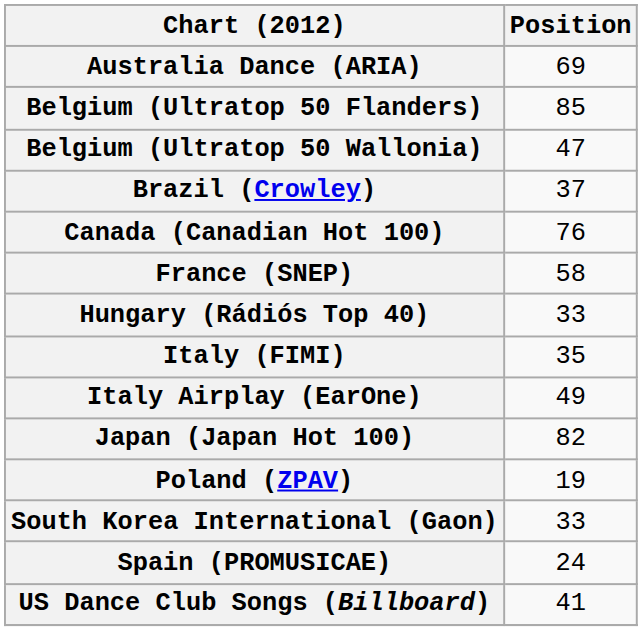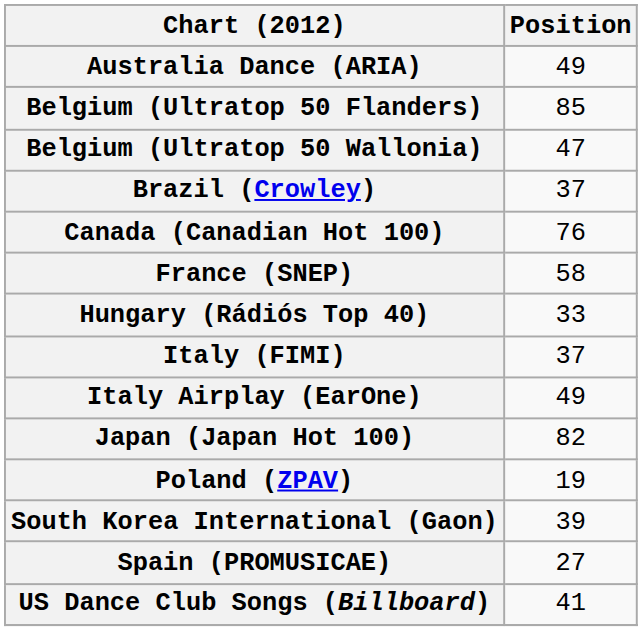(571, 67) 69 -> (571, 67) 49
(571, 356) 35 -> (571, 356) 37
(571, 521) 33 -> (571, 521) 39
(571, 563) 24 -> (571, 563) 27
